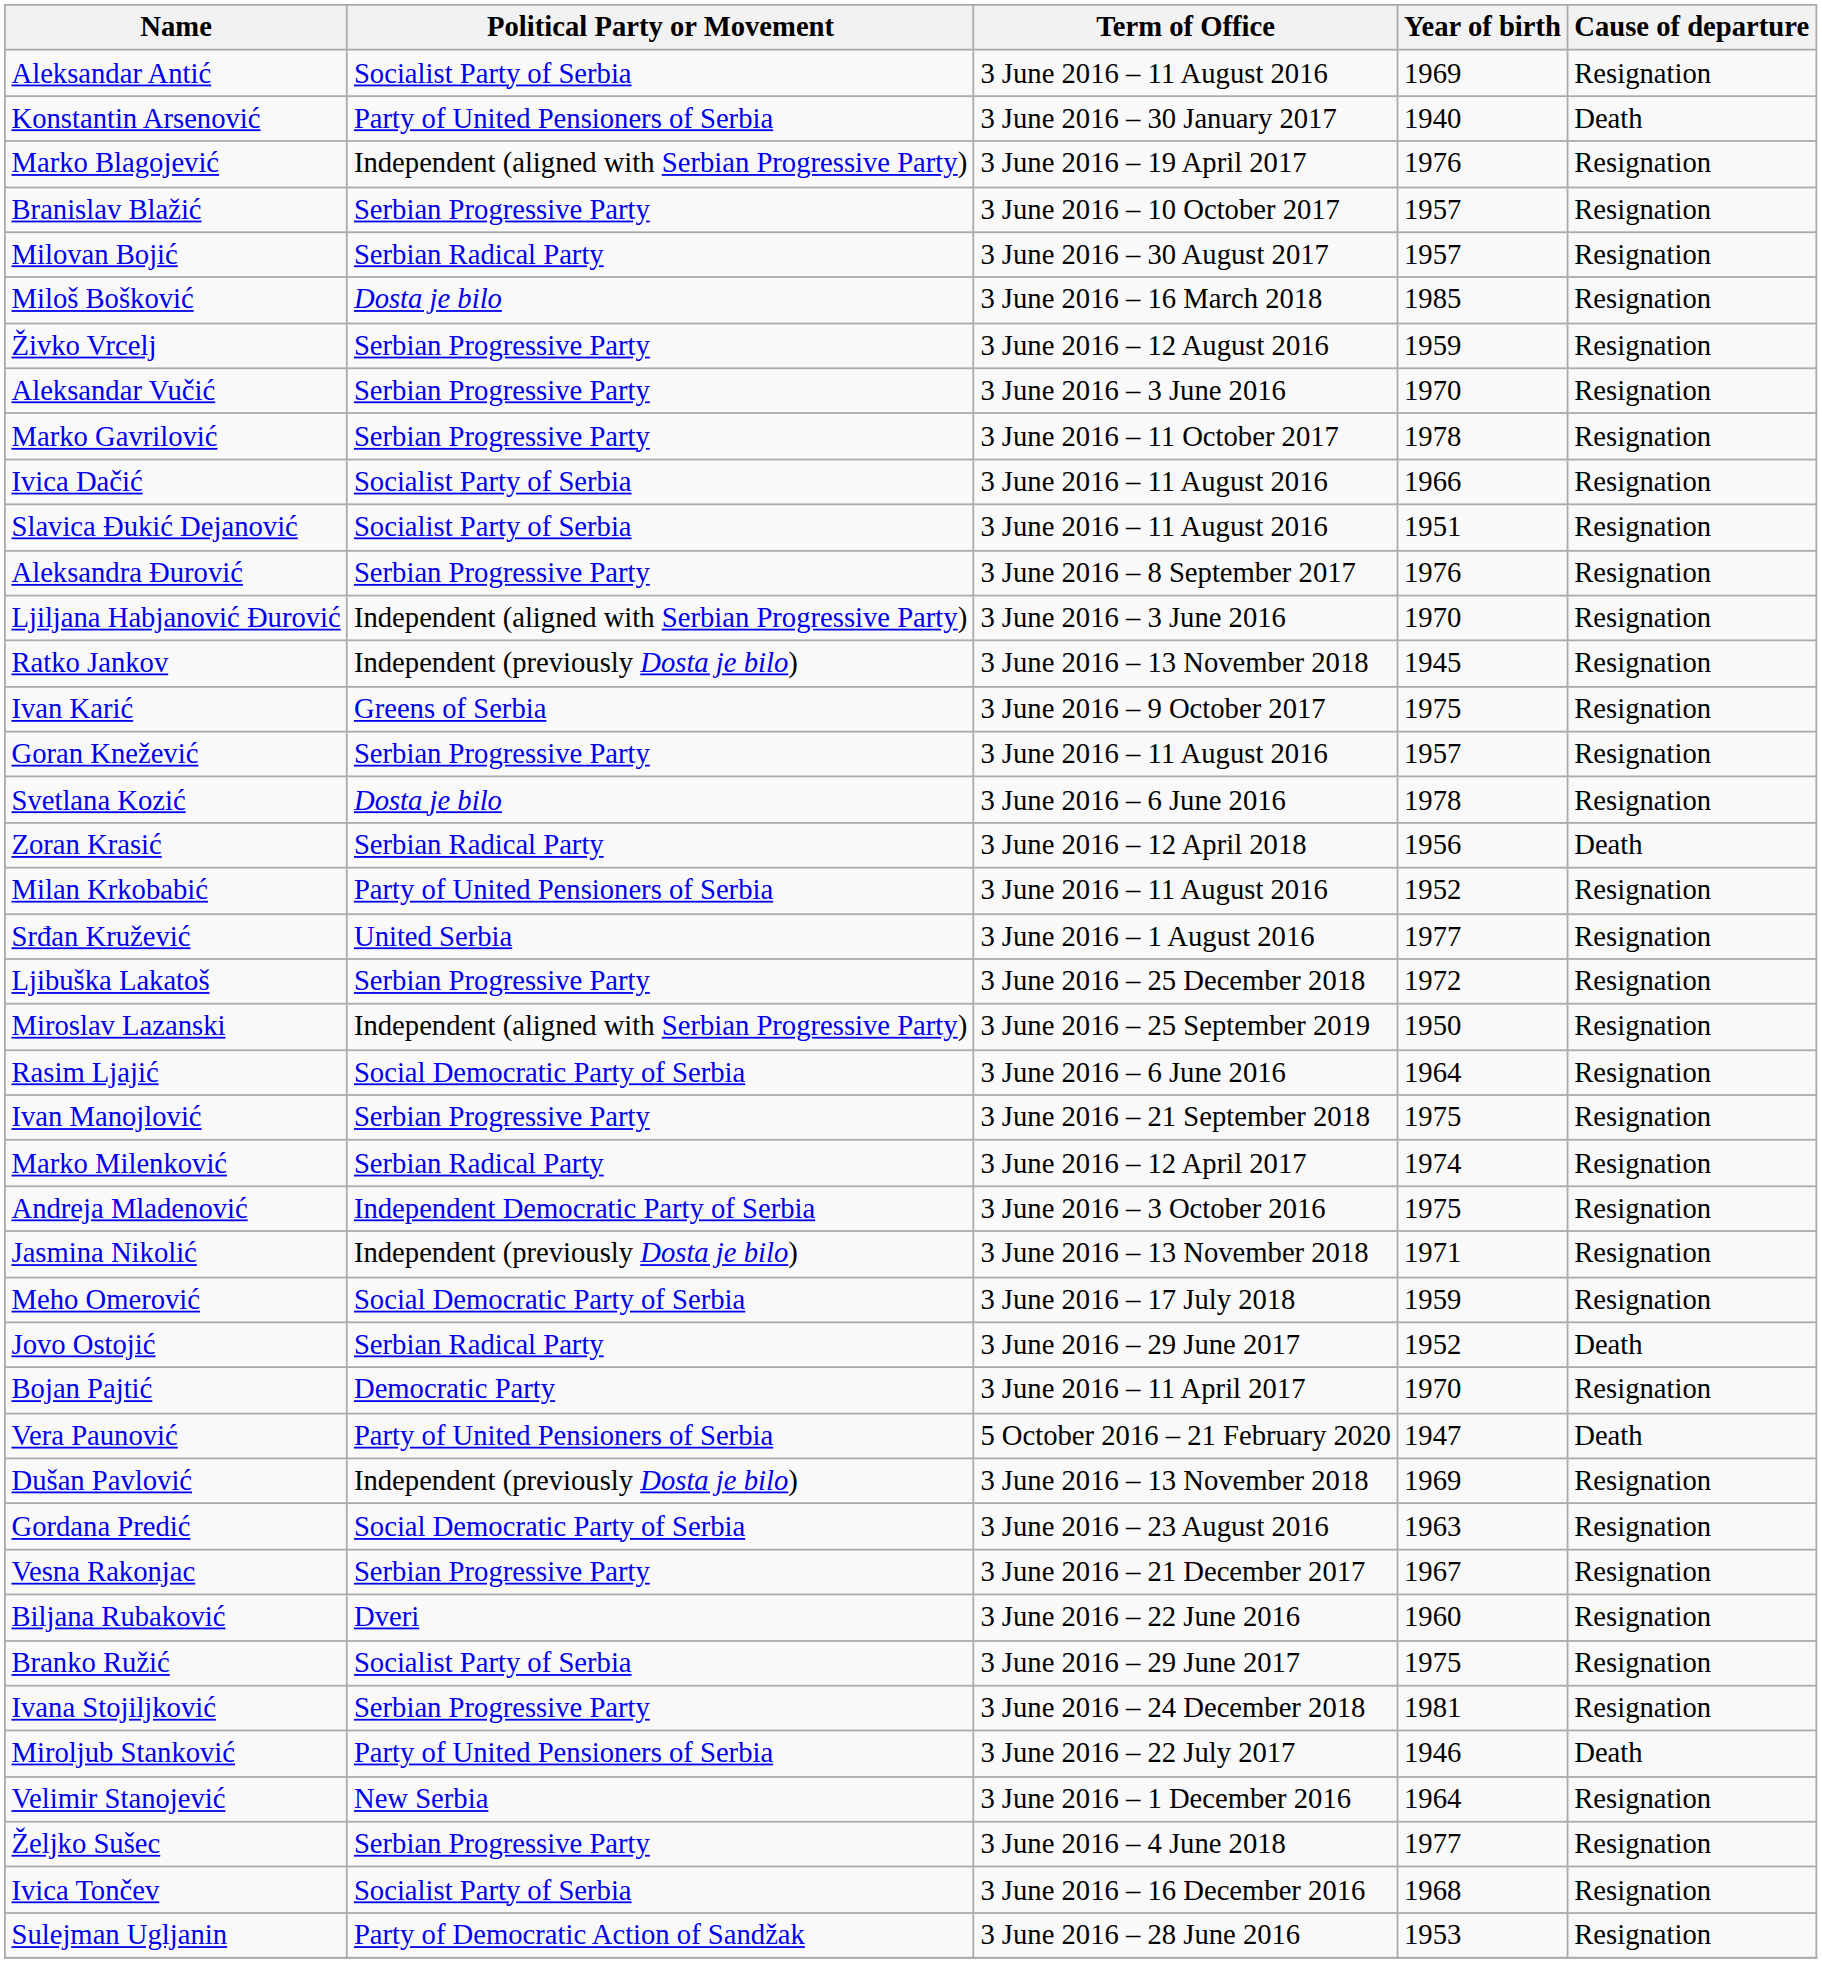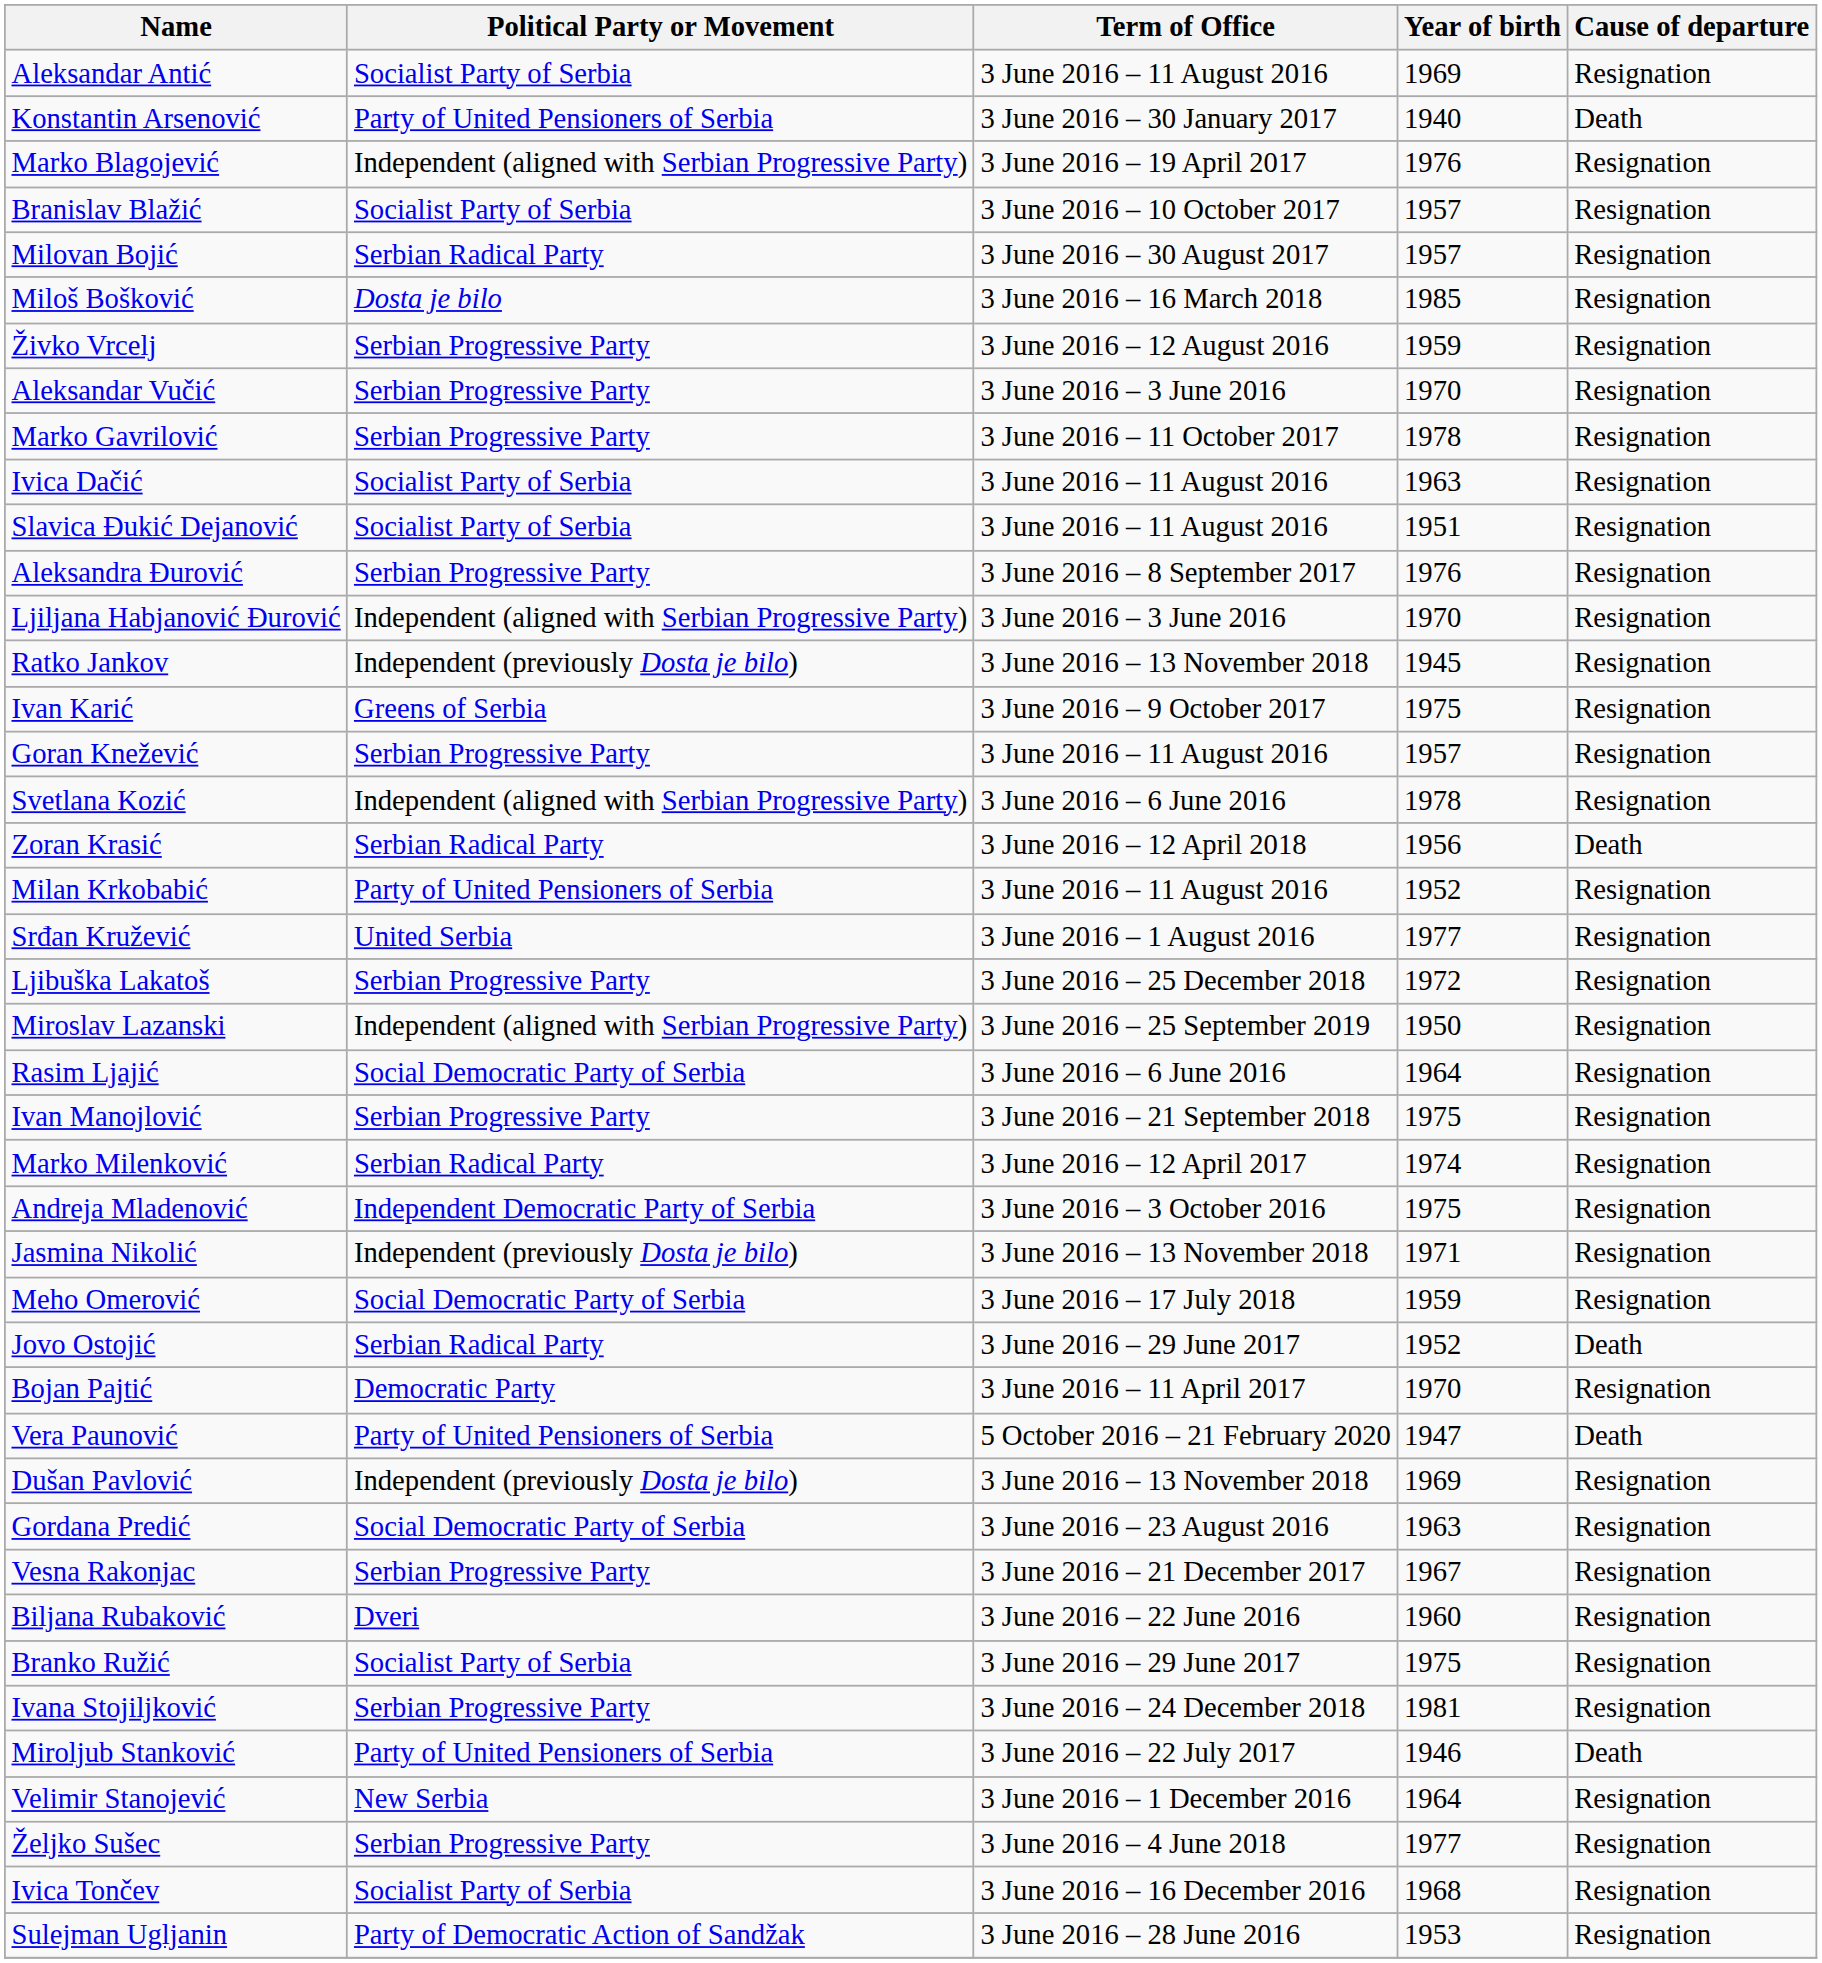(502, 208) Serbian Progressive Party -> (493, 208) Socialist Party of Serbia
(1433, 481) 1966 -> (1433, 481) 1963
(428, 799) Dosta je bilo -> (661, 799) Independent (aligned with Serbian Progressive Party)
